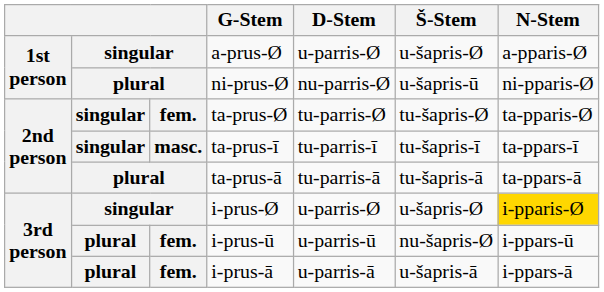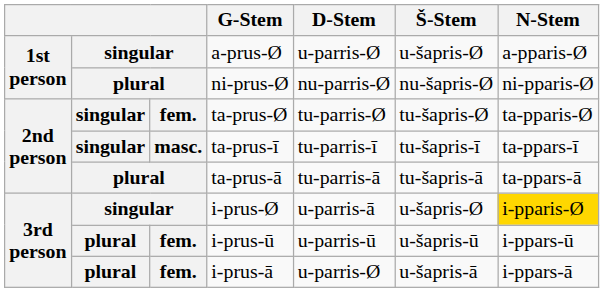(439, 83) u-šapris-ū -> (446, 83) nu-šapris-Ø
(339, 209) u-parris-Ø -> (336, 209) u-parris-ā
(446, 240) nu-šapris-Ø -> (439, 240) u-šapris-ū
(336, 271) u-parris-ā -> (339, 271) u-parris-Ø
